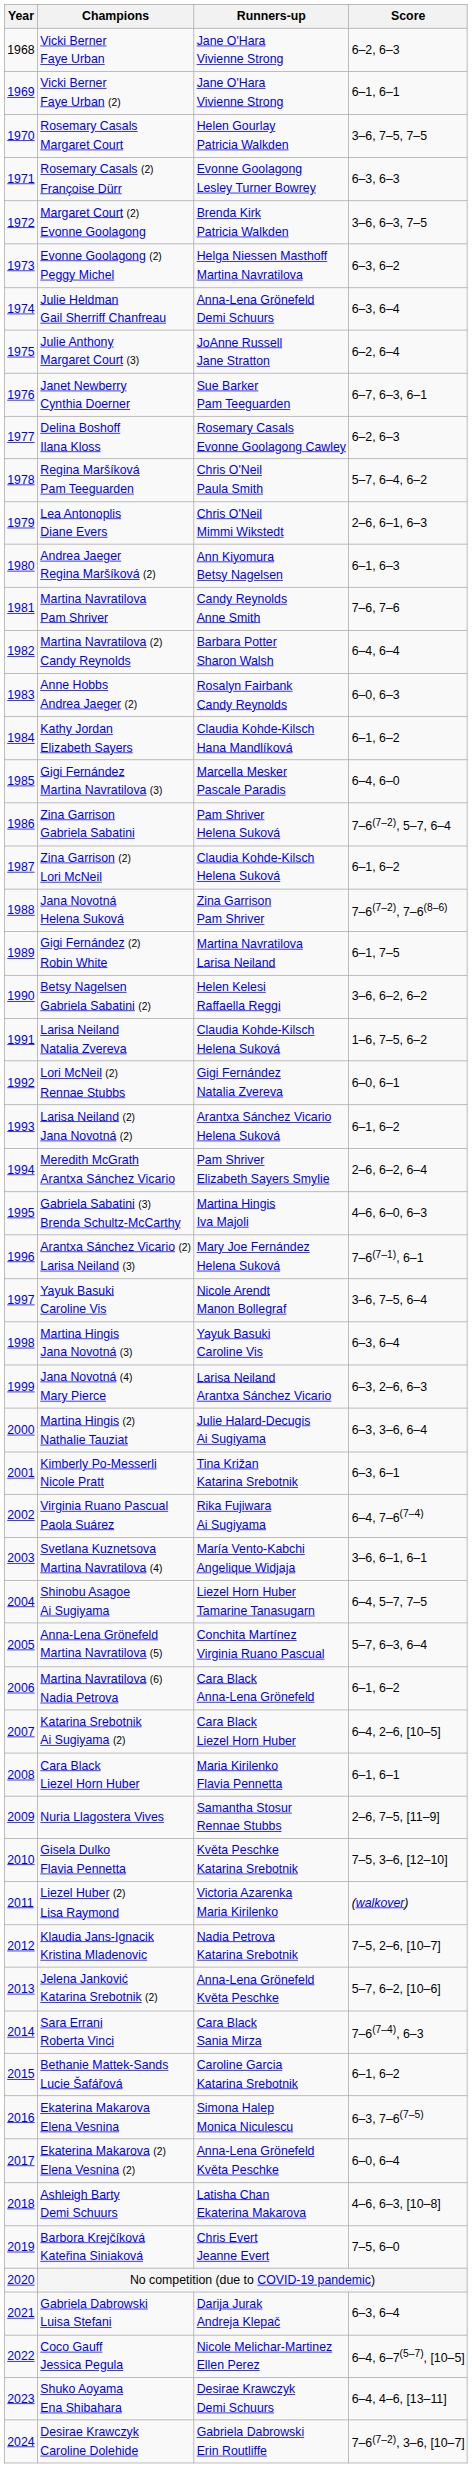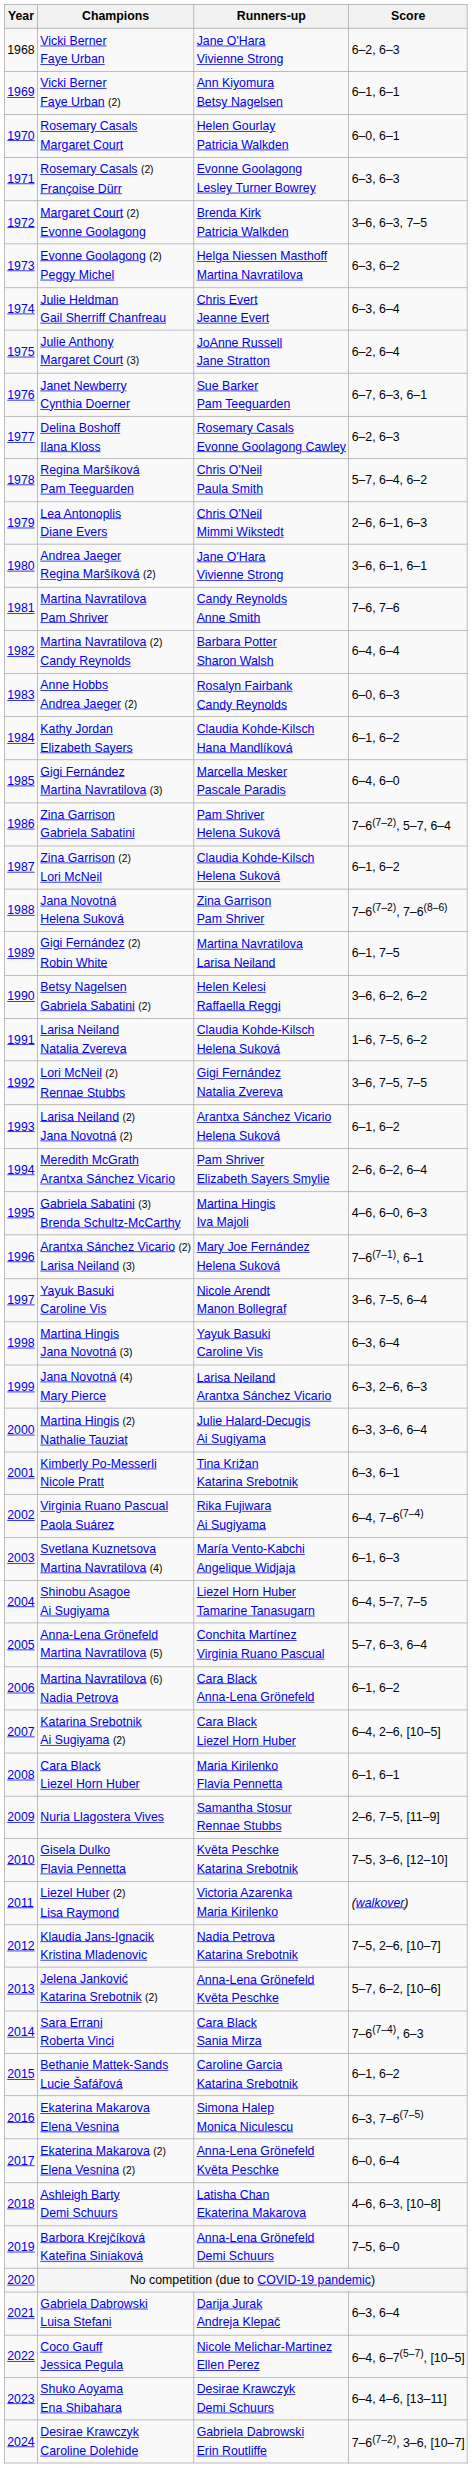(240, 93) Jane O'Hara Vivienne Strong -> (240, 93) Ann Kiyomura Betsy Nagelsen
(389, 136) 3–6, 7–5, 7–5 -> (376, 136) 6–0, 6–1
(256, 308) Anna-Lena Grönefeld Demi Schuurs -> (233, 308) Chris Evert Jeanne Evert
(240, 565) Ann Kiyomura Betsy Nagelsen -> (240, 565) Jane O'Hara Vivienne Strong
(376, 565) 6–1, 6–3 -> (389, 565) 3–6, 6–1, 6–1
(376, 1082) 6–0, 6–1 -> (389, 1082) 3–6, 7–5, 7–5
(389, 1558) 3–6, 6–1, 6–1 -> (376, 1558) 6–1, 6–3
(233, 2246) Chris Evert Jeanne Evert -> (256, 2246) Anna-Lena Grönefeld Demi Schuurs
